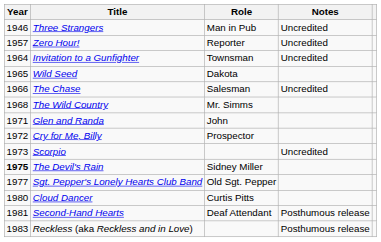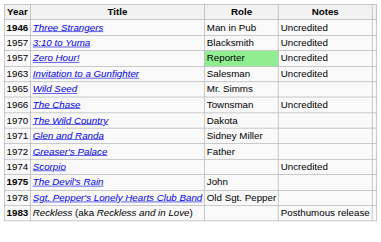(17, 27) normal -> (17, 27) bold
+ row: (62, 43)
(226, 43) no background -> (226, 58) lightgreen background
(17, 58) 1964 -> (17, 74) 1963
(230, 58) Townsman -> (228, 74) Salesman
(222, 74) Dakota -> (230, 89) Mr. Simms
(228, 89) Salesman -> (230, 105) Townsman
(17, 105) 1968 -> (17, 120) 1970
(230, 105) Mr. Simms -> (222, 120) Dakota
(217, 120) John -> (235, 136) Sidney Miller
+ row: (70, 151)
- row: (67, 136)
(17, 151) 1973 -> (17, 167) 1974
(235, 167) Sidney Miller -> (217, 182) John
(17, 182) 1977 -> (17, 197) 1978
- row: (63, 197)
- row: (78, 213)
(17, 228) normal -> (17, 213) bold
